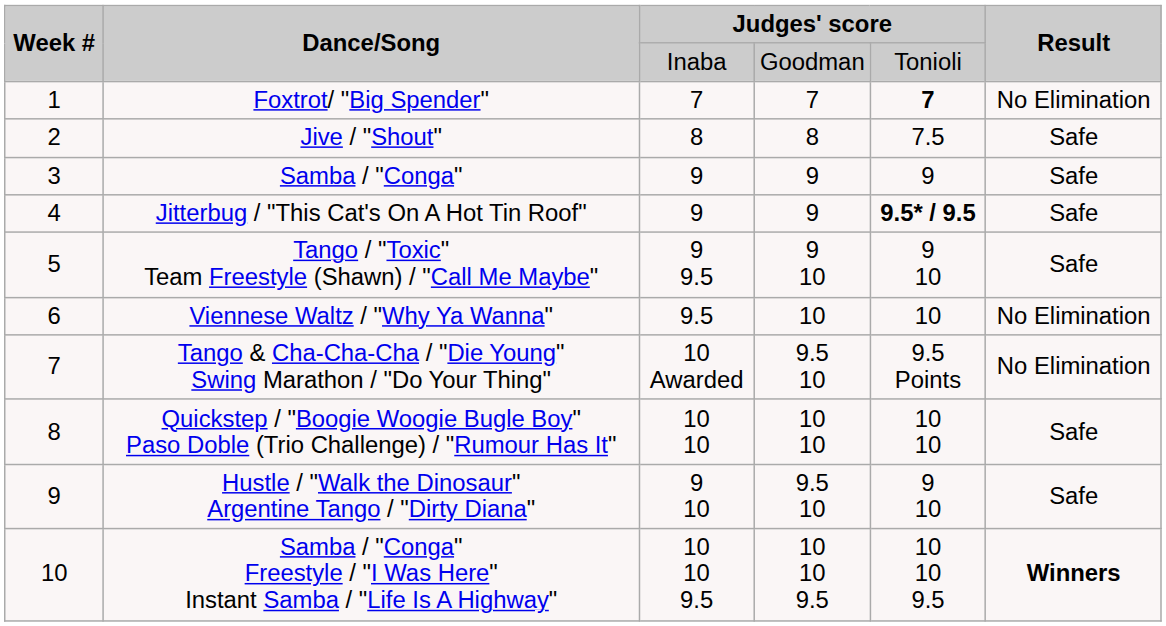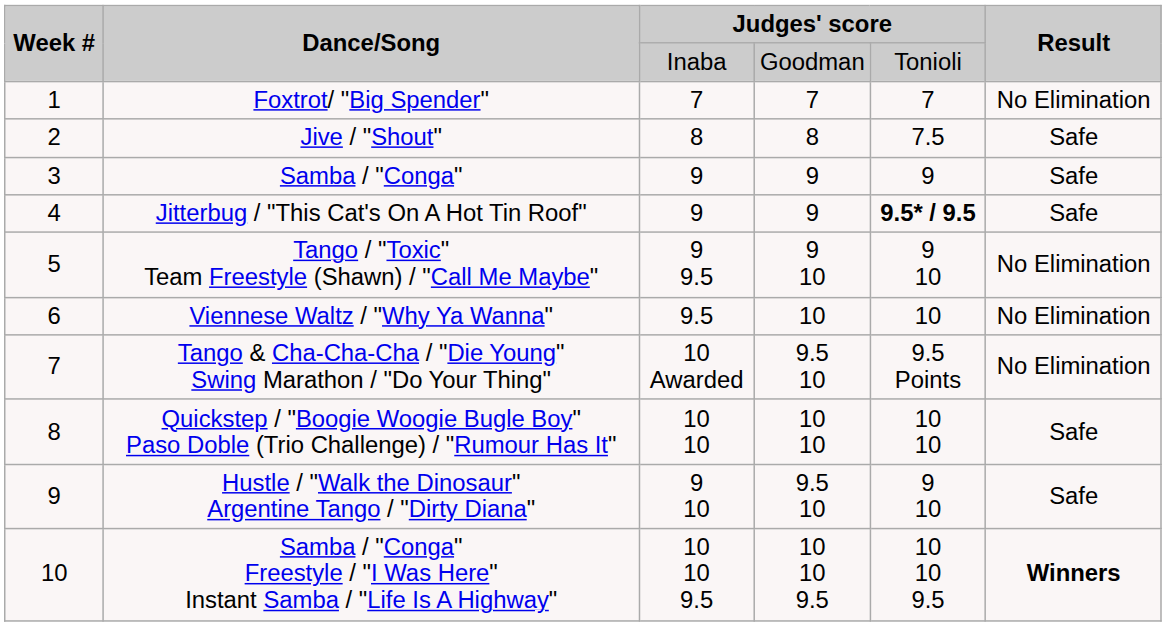(928, 99) bold -> (928, 99) normal
(1074, 264) Safe -> (1074, 264) No Elimination
